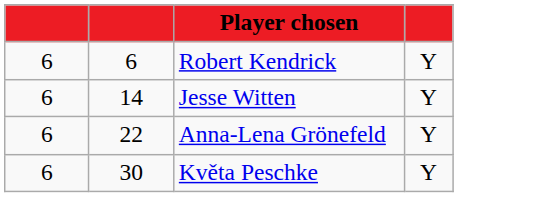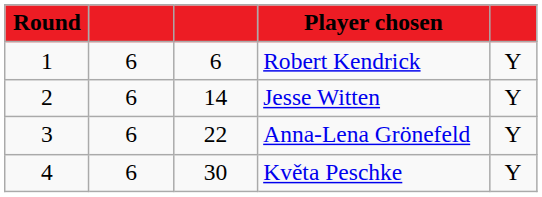+ column: (47, 23)
